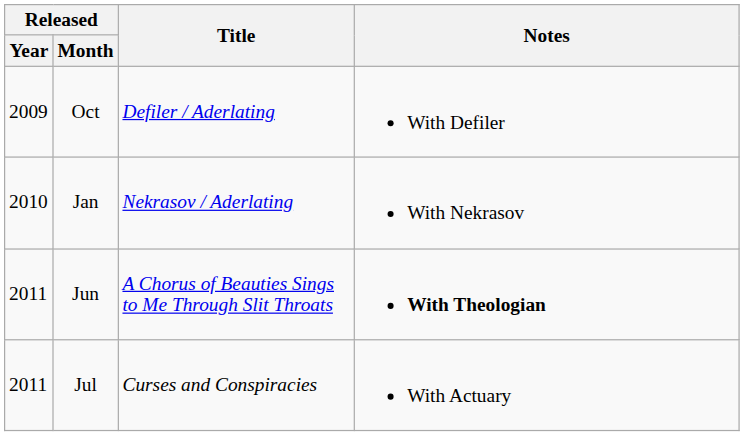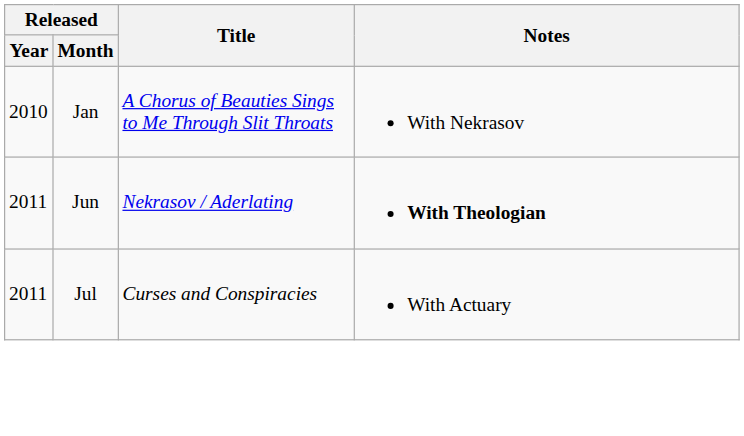- row: (86, 111)
(208, 202) Nekrasov / Aderlating -> (228, 111) A Chorus of Beauties Sings to Me Through Slit Throats
(228, 293) A Chorus of Beauties Sings to Me Through Slit Throats -> (208, 202) Nekrasov / Aderlating
